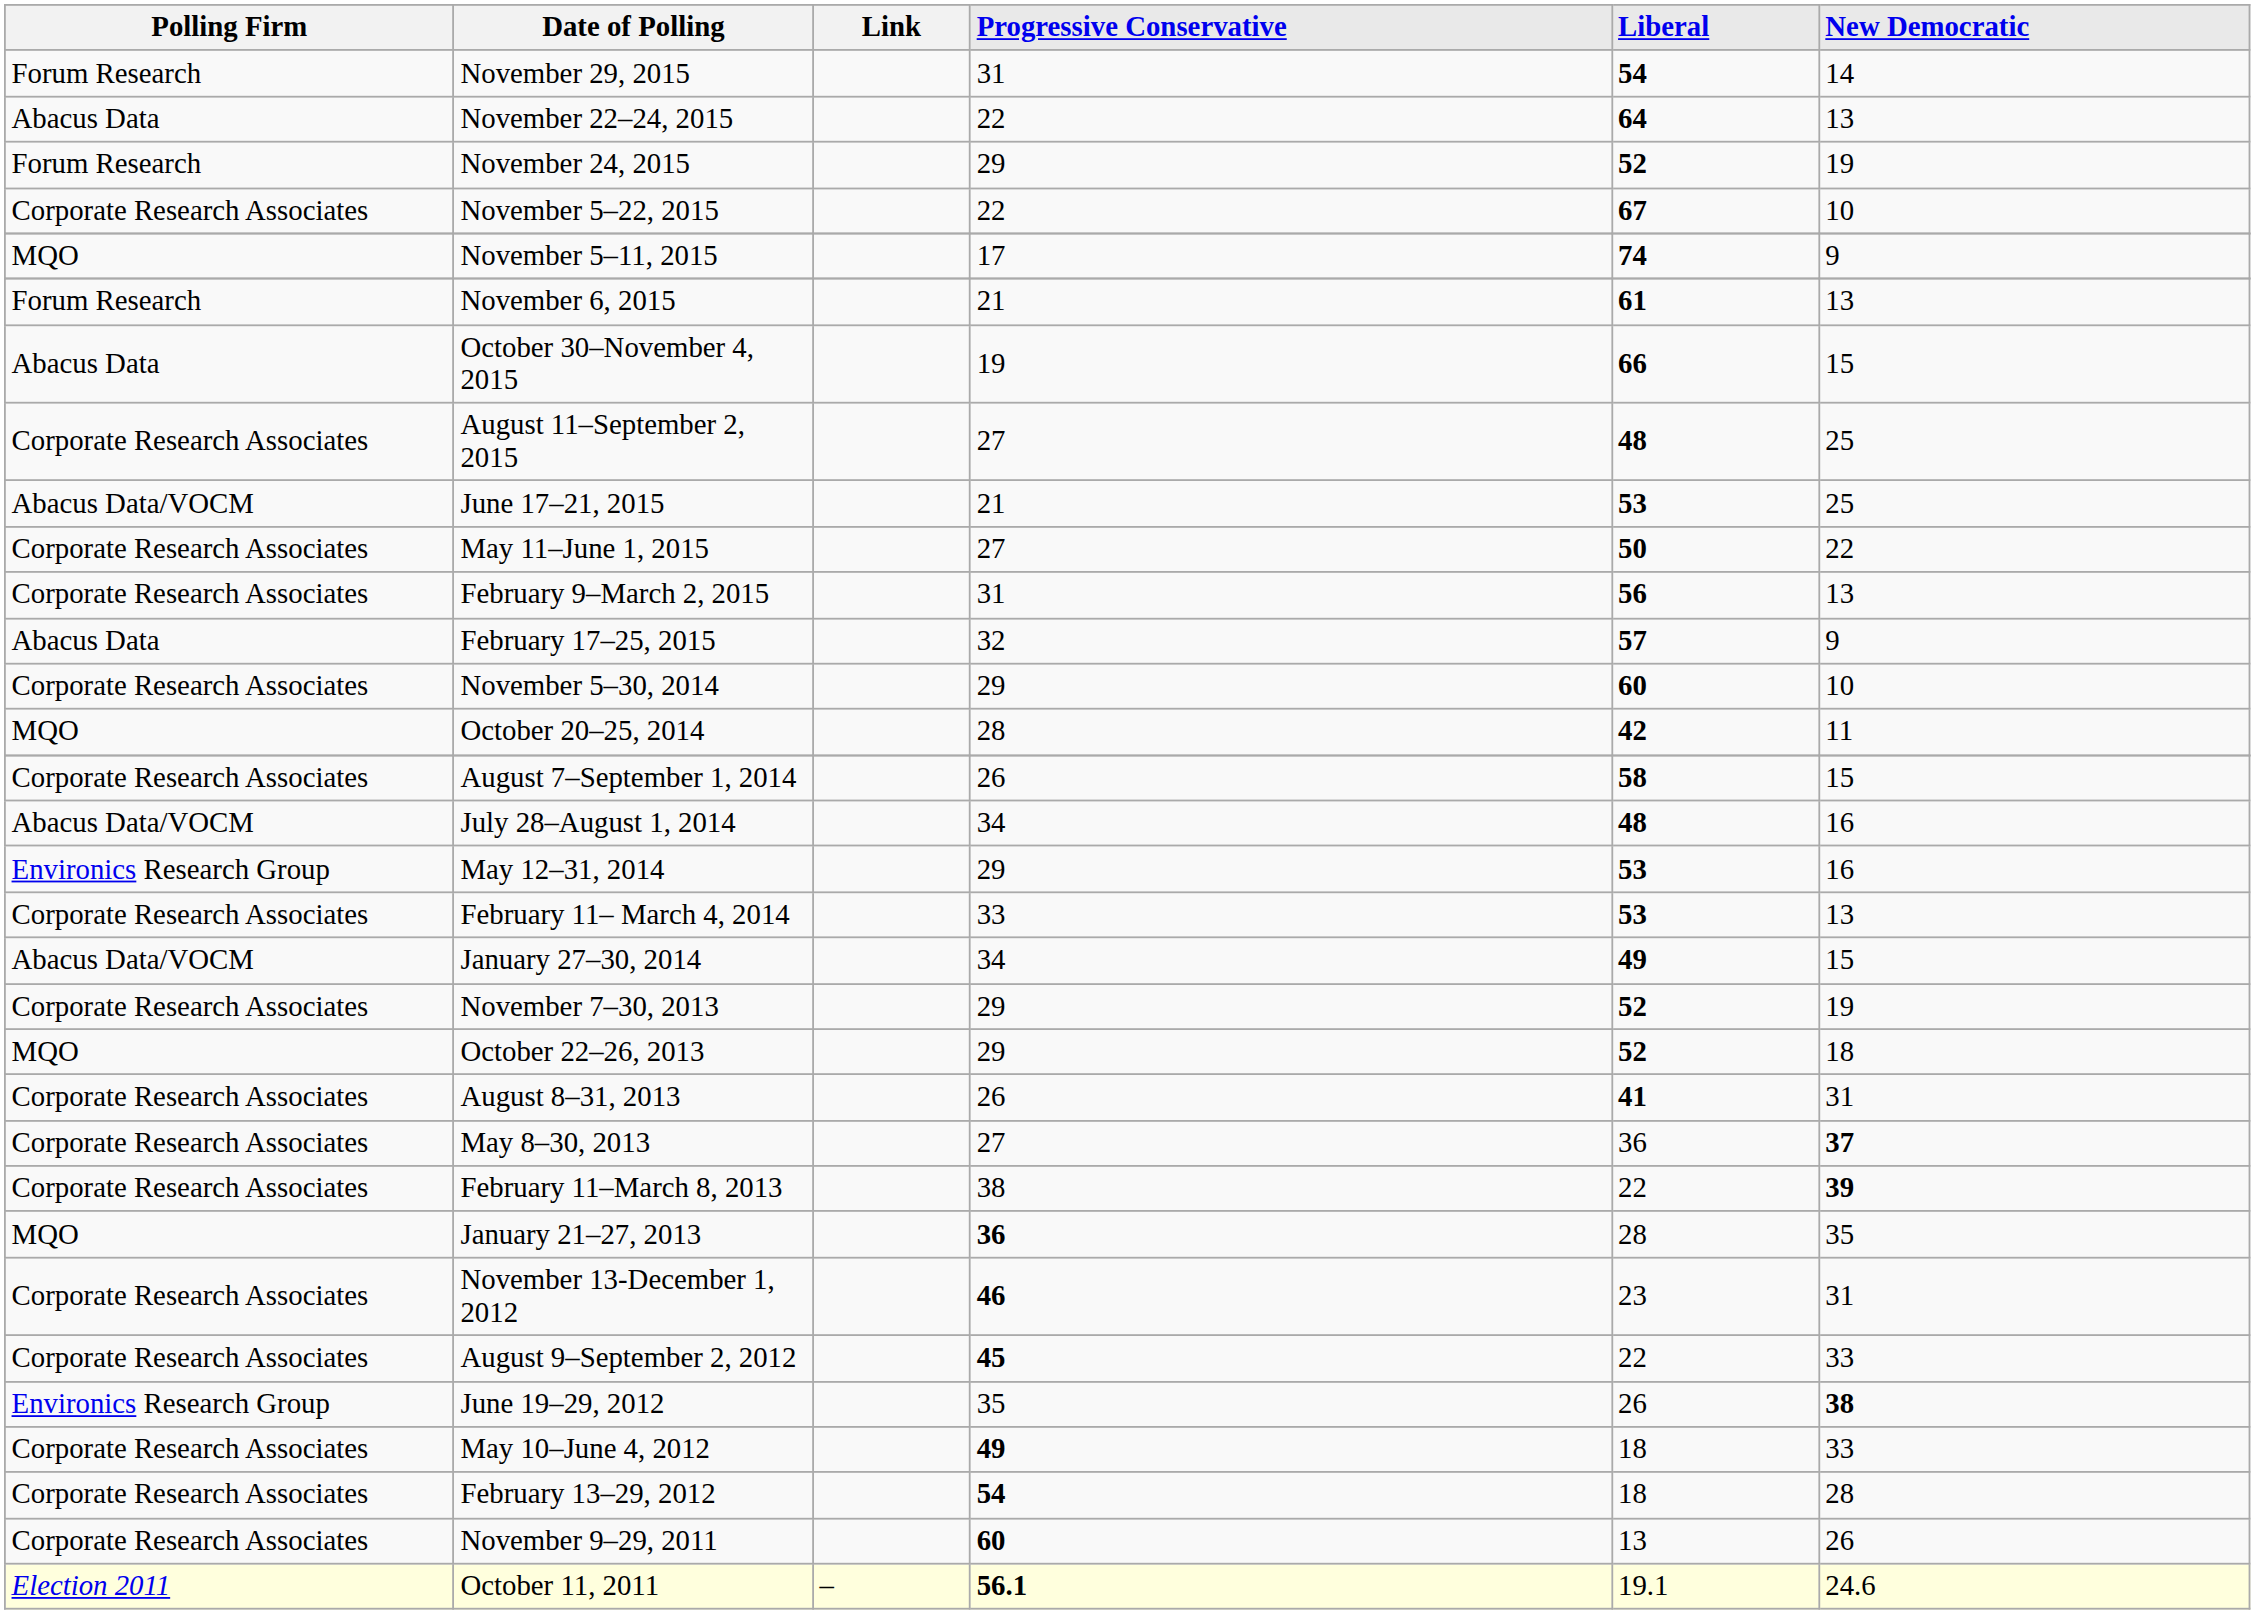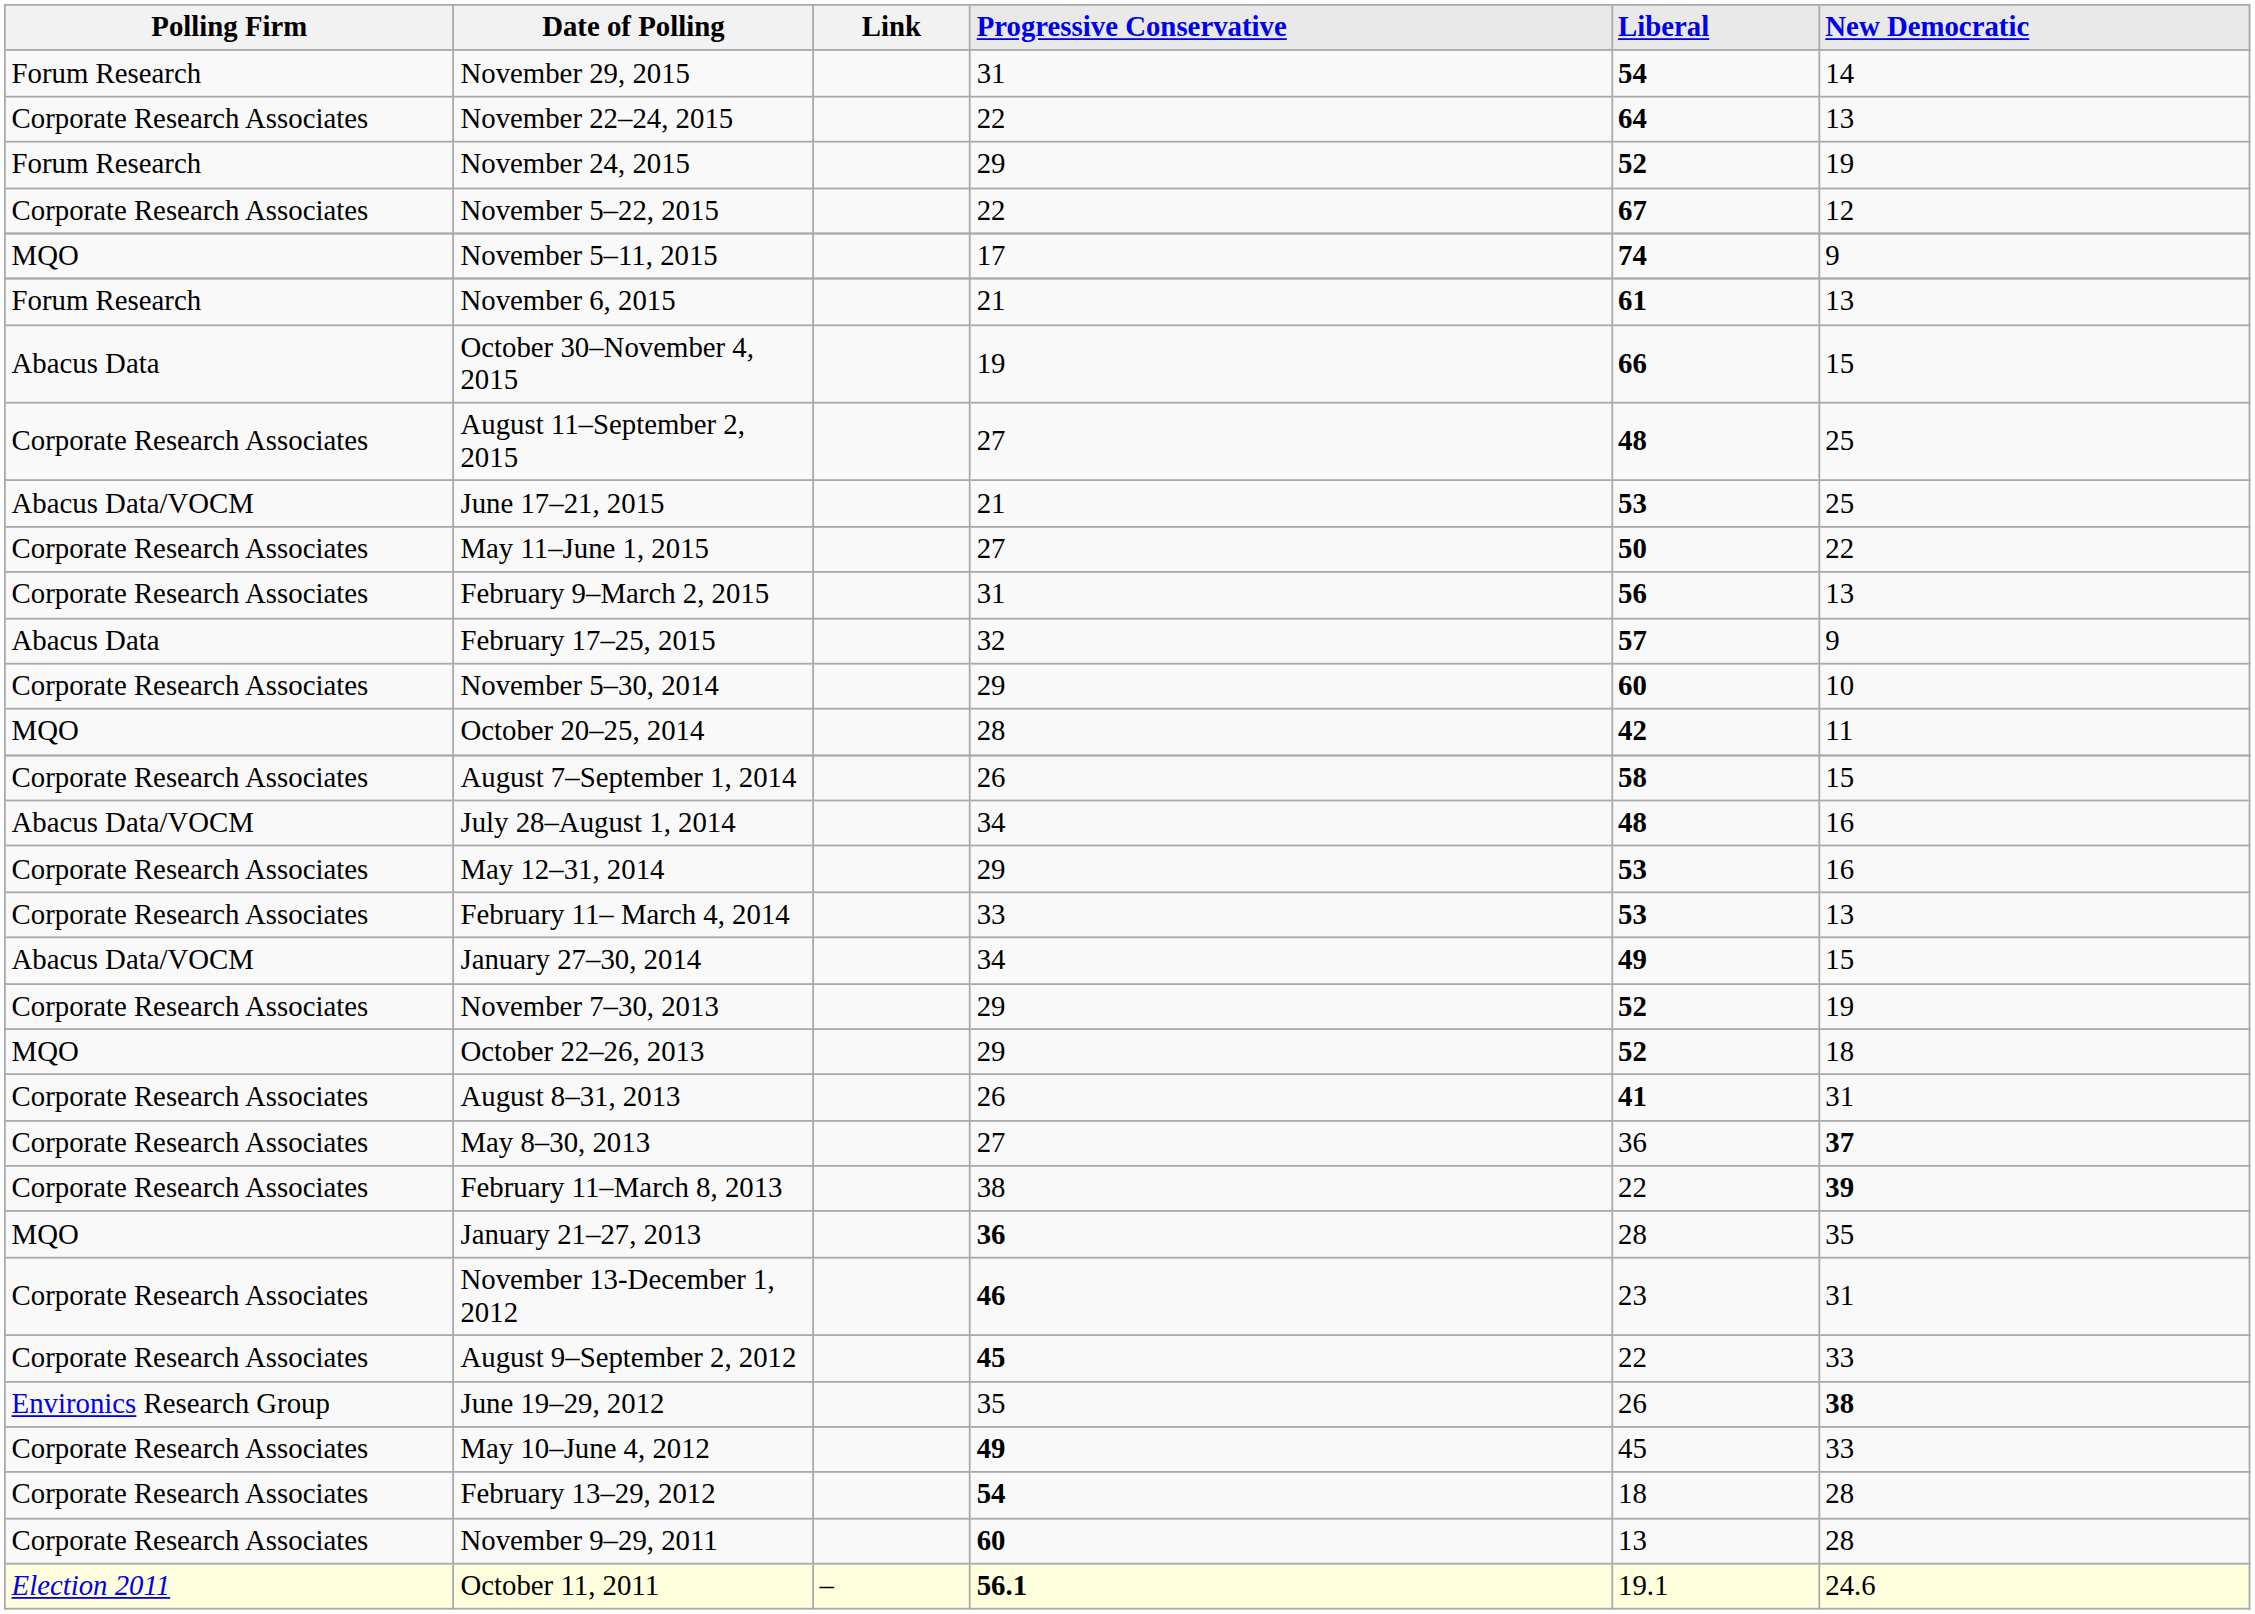(86, 118) Abacus Data -> (190, 118) Corporate Research Associates
(1840, 210) 10 -> (1840, 210) 12
(171, 868) Environics Research Group -> (190, 868) Corporate Research Associates
(1632, 1449) 18 -> (1632, 1449) 45
(1840, 1540) 26 -> (1840, 1540) 28
